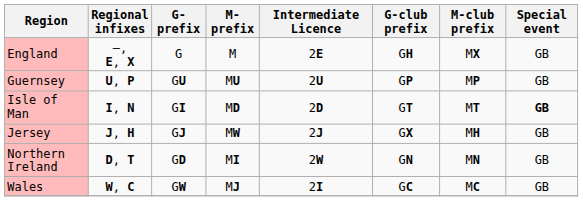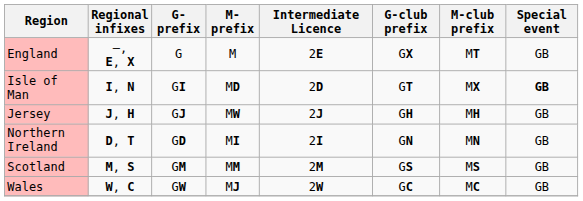(406, 54) GH -> (406, 54) GX
(473, 54) MX -> (473, 54) MT
- row: (36, 81)
(473, 107) MT -> (473, 88) MX
(406, 134) GX -> (406, 114) GH
(316, 160) 2W -> (316, 140) 2I
+ row: (36, 167)
(316, 186) 2I -> (316, 186) 2W
